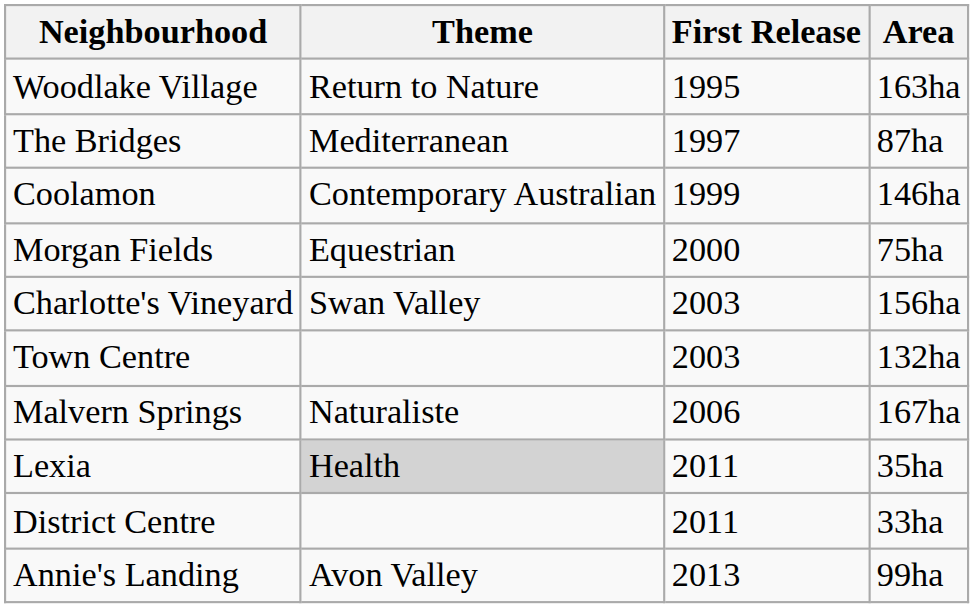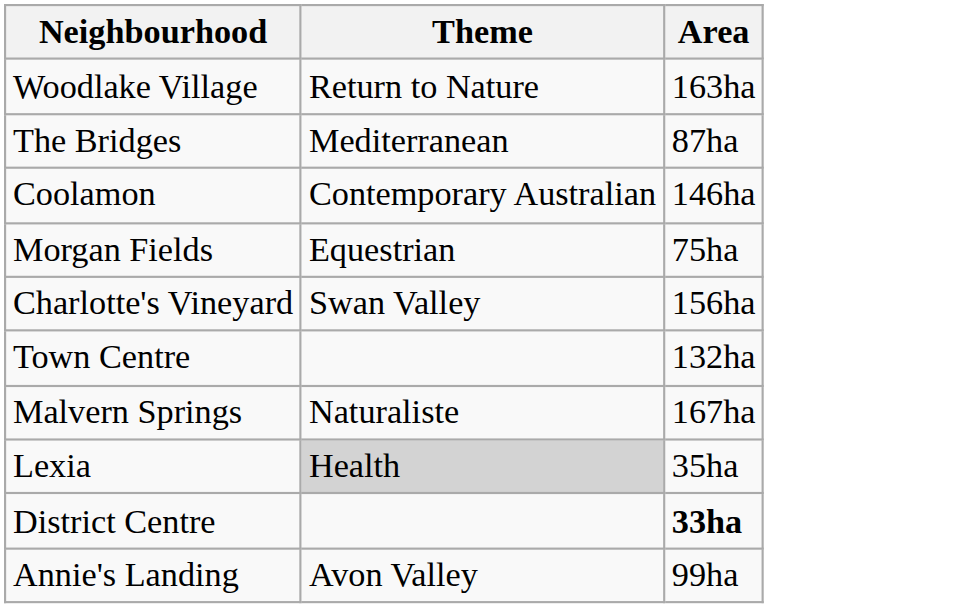- column: (766, 31)
(910, 520) normal -> (707, 520) bold
